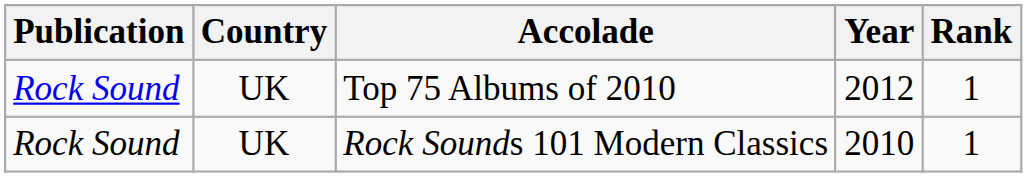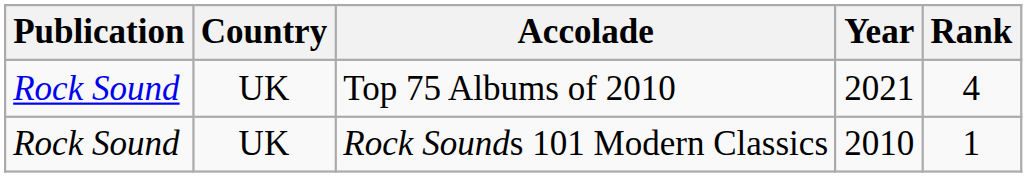(879, 87) 2012 -> (879, 87) 2021
(971, 87) 1 -> (971, 87) 4
